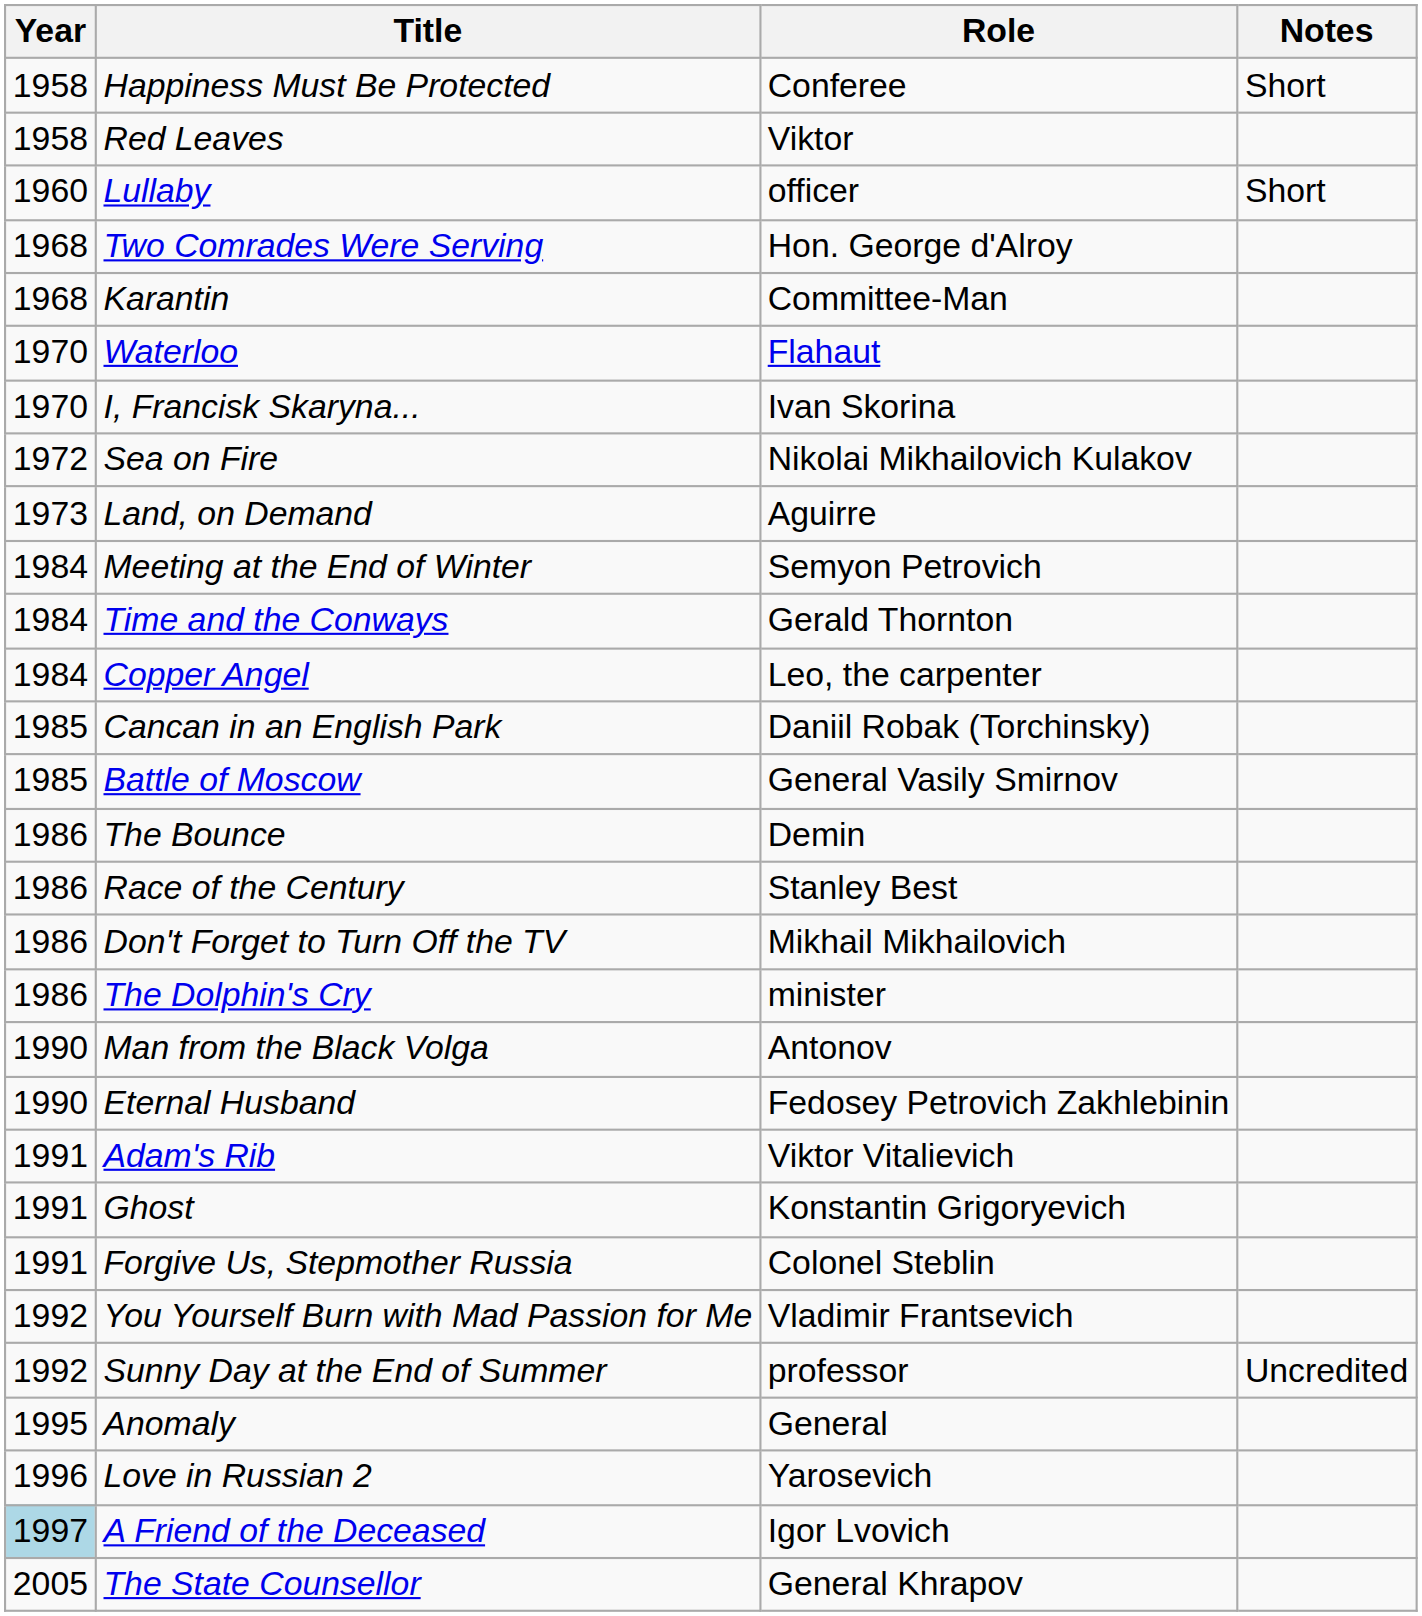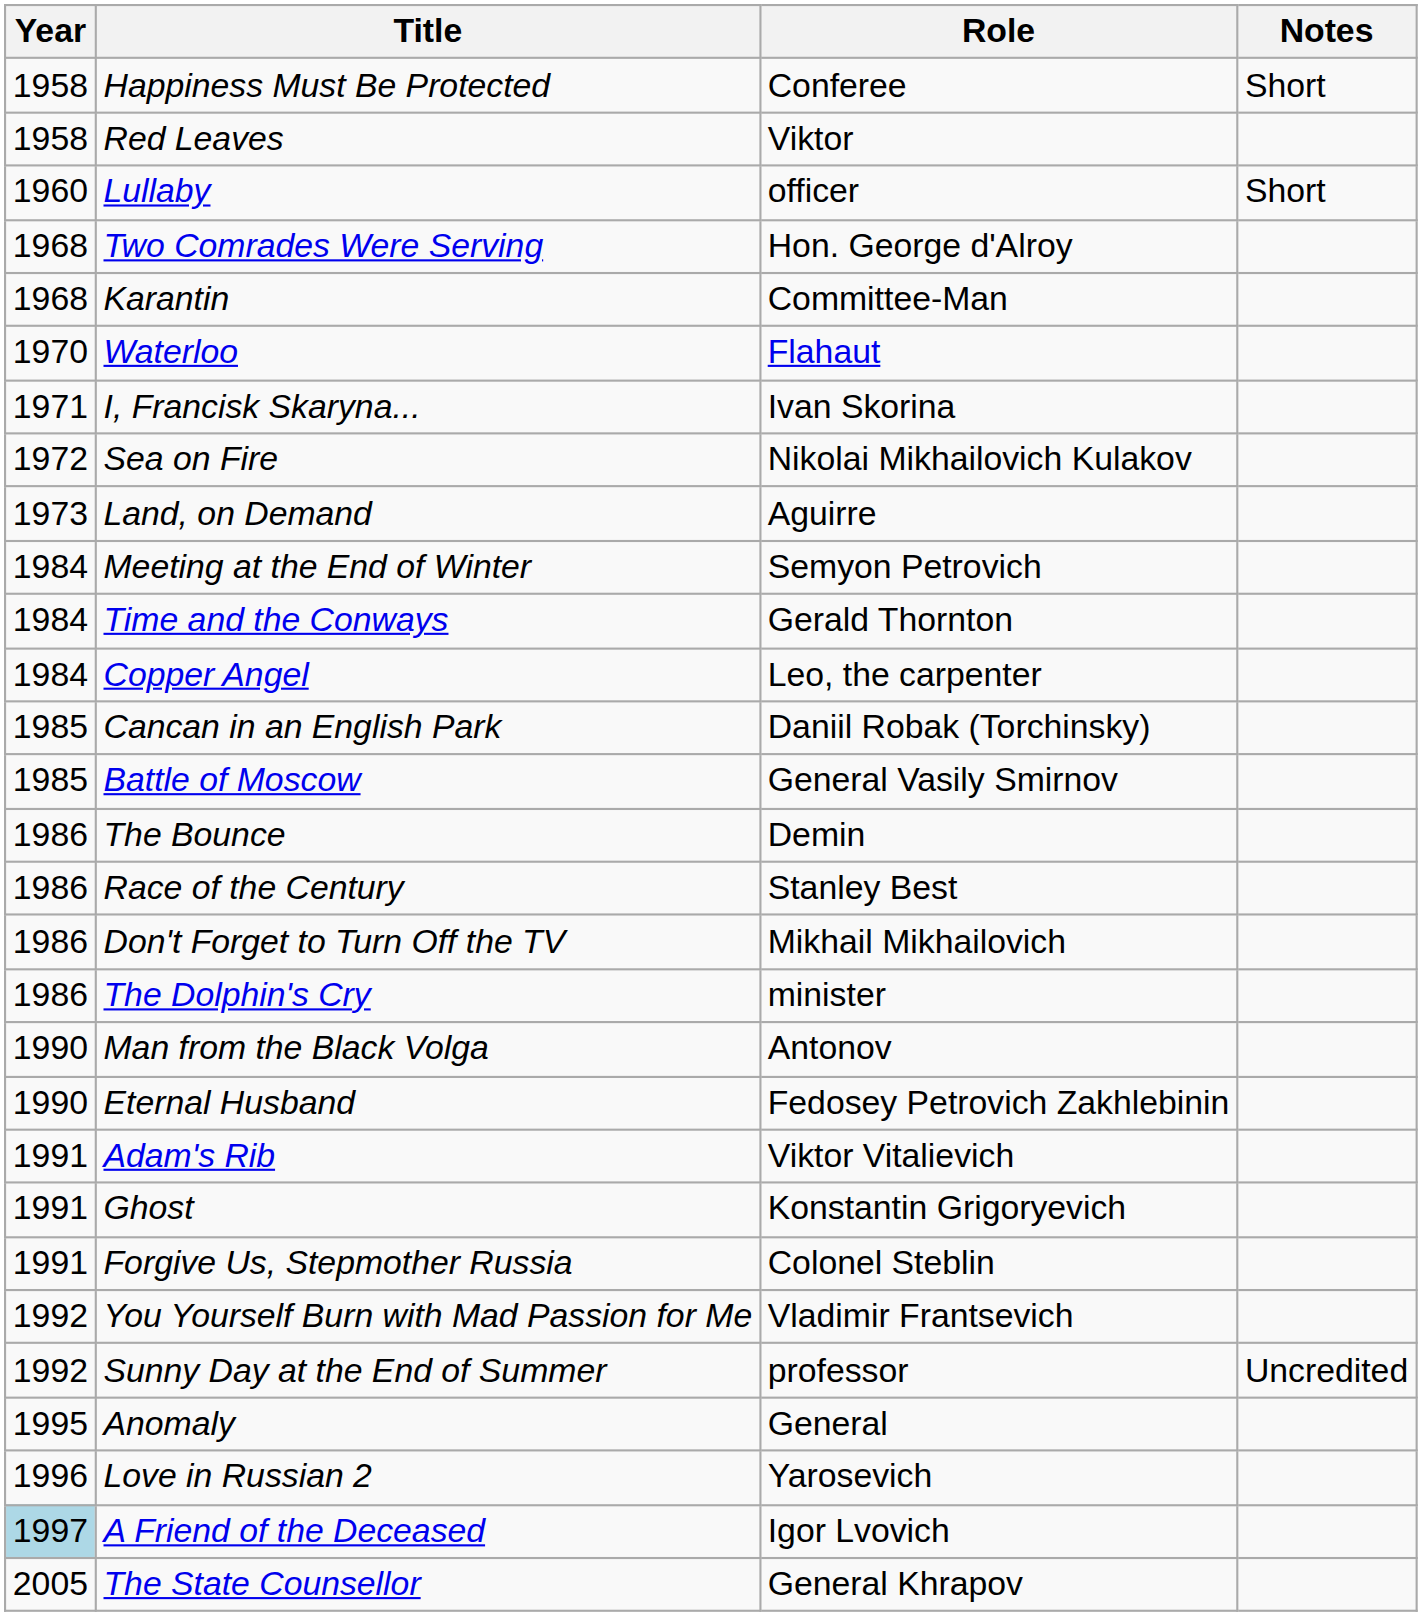(50, 406) 1970 -> (50, 406) 1971
